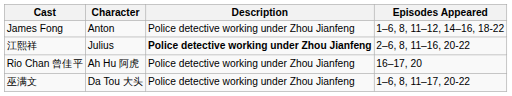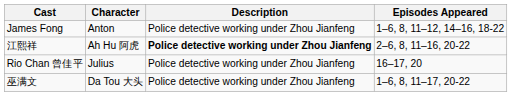(101, 46) Julius -> (114, 45) Ah Hu 阿虎
(114, 63) Ah Hu 阿虎 -> (101, 64) Julius
